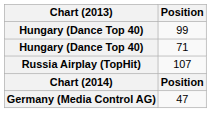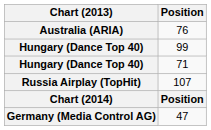+ row: (182, 30)
